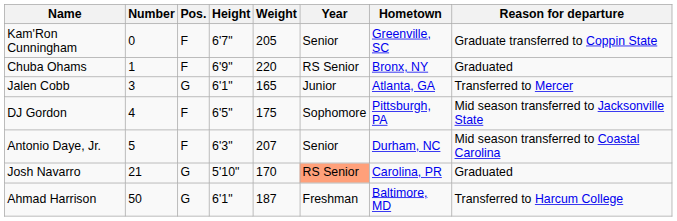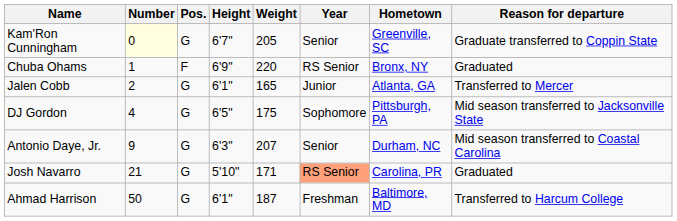(132, 40) no background -> (132, 40) lightyellow background
(184, 40) F -> (185, 40) G
(132, 86) 3 -> (132, 86) 2
(184, 113) F -> (185, 113) G
(132, 146) 5 -> (132, 146) 9
(184, 146) F -> (185, 146) G
(266, 173) 170 -> (266, 173) 171
